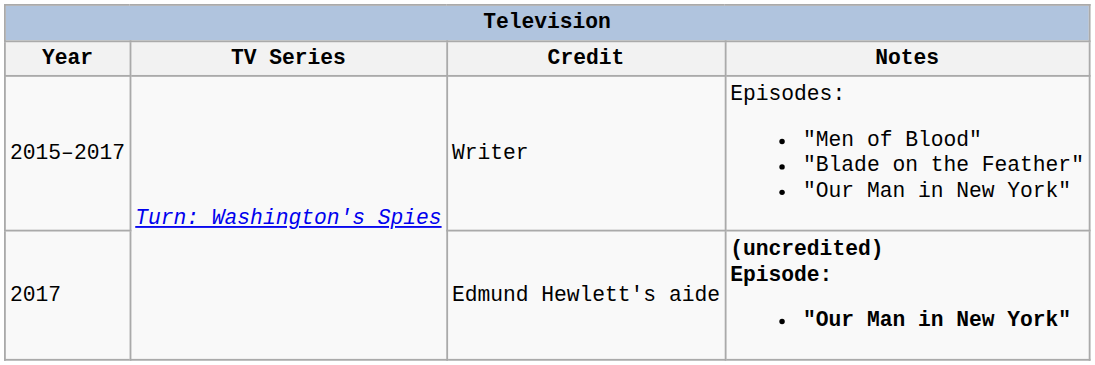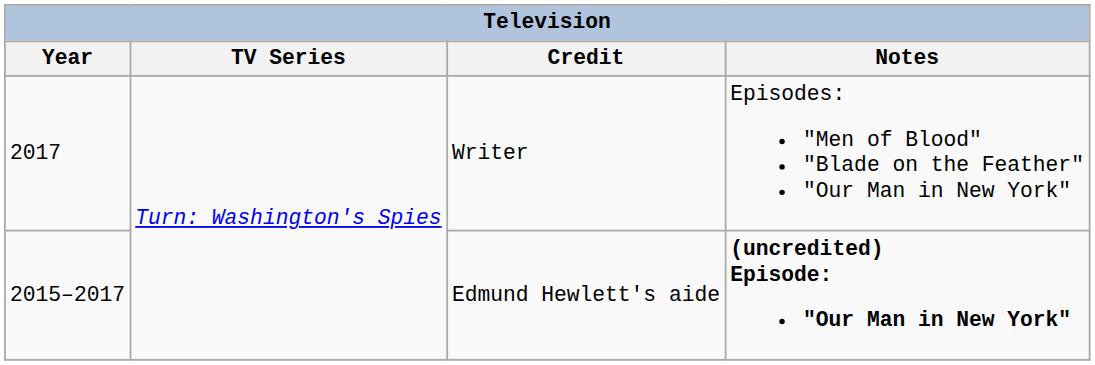(68, 154) 2015–2017 -> (36, 154) 2017
(36, 296) 2017 -> (68, 296) 2015–2017
